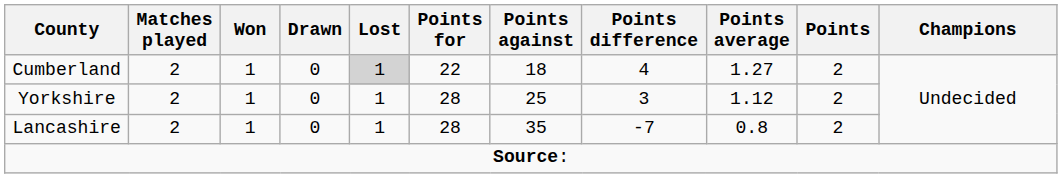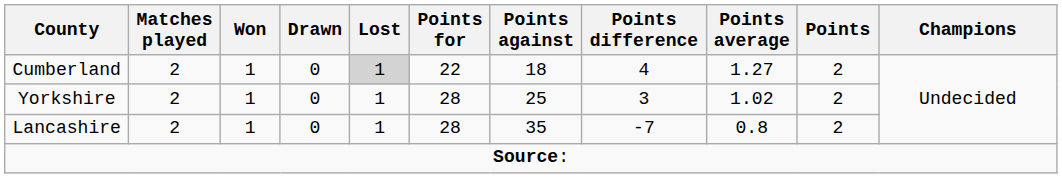(752, 99) 1.12 -> (752, 99) 1.02
